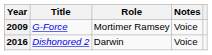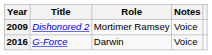(50, 27) G-Force -> (61, 27) Dishonored 2
(61, 42) Dishonored 2 -> (50, 42) G-Force
